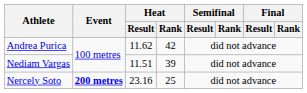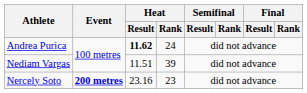(141, 46) normal -> (141, 46) bold
(170, 46) 42 -> (170, 46) 24
(170, 80) 25 -> (170, 80) 23
